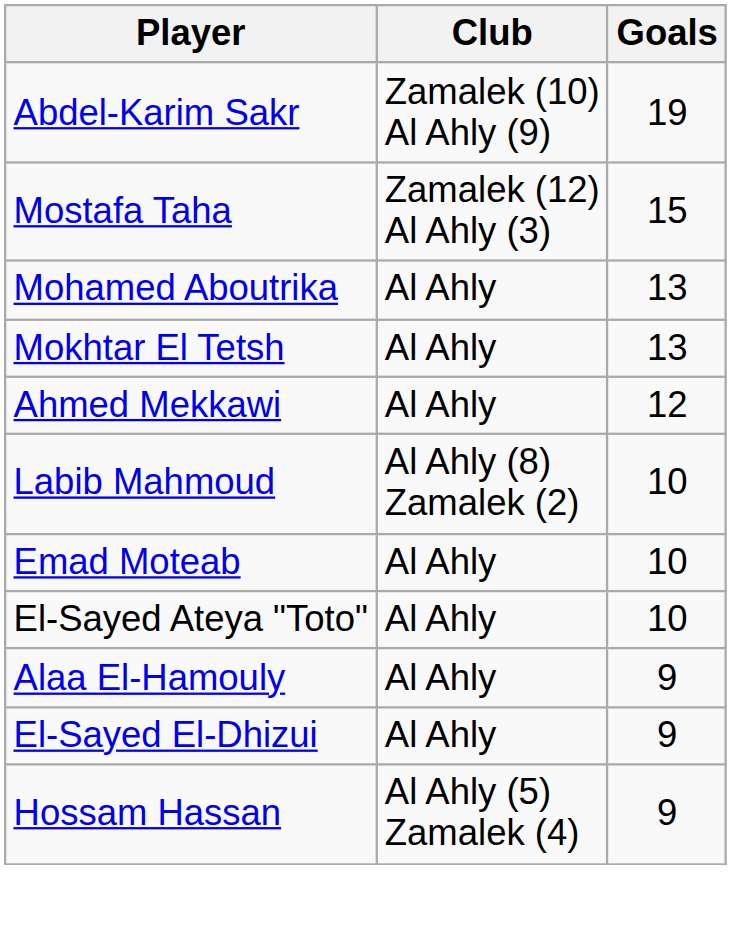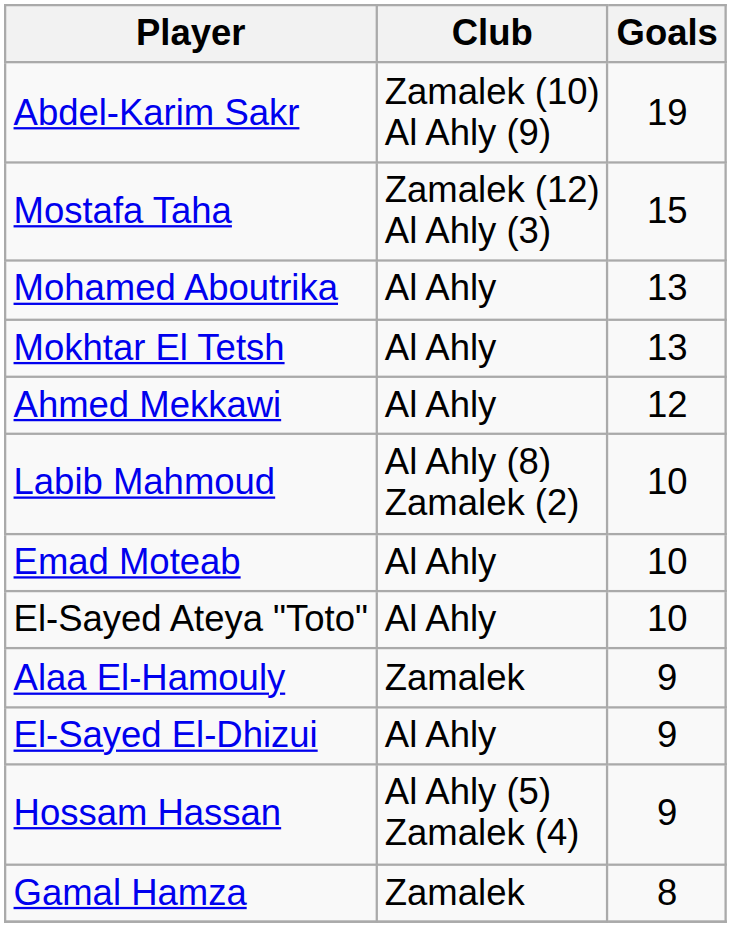(441, 677) Al Ahly -> (455, 677) Zamalek
+ row: (130, 891)
